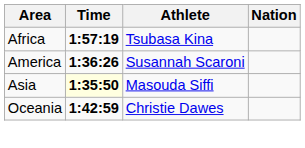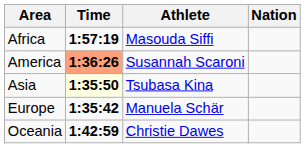(169, 39) Tsubasa Kina -> (170, 39) Masouda Siffi
(94, 62) no background -> (94, 62) lightsalmon background
(170, 85) Masouda Siffi -> (169, 85) Tsubasa Kina
+ row: (31, 108)
